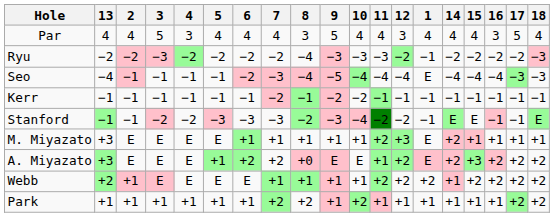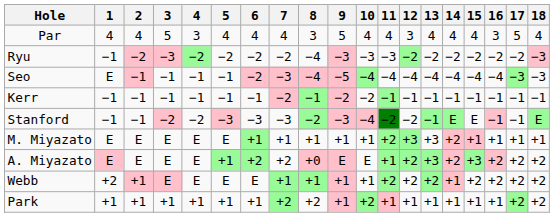columns swapped: (428, 15) <-> (106, 15)
